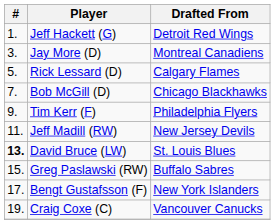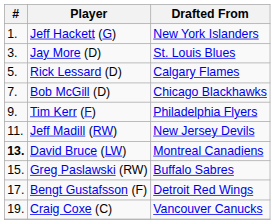(203, 33) Detroit Red Wings -> (206, 33) New York Islanders
(208, 53) Montreal Canadiens -> (194, 53) St. Louis Blues
(194, 151) St. Louis Blues -> (208, 151) Montreal Canadiens
(206, 190) New York Islanders -> (203, 190) Detroit Red Wings
